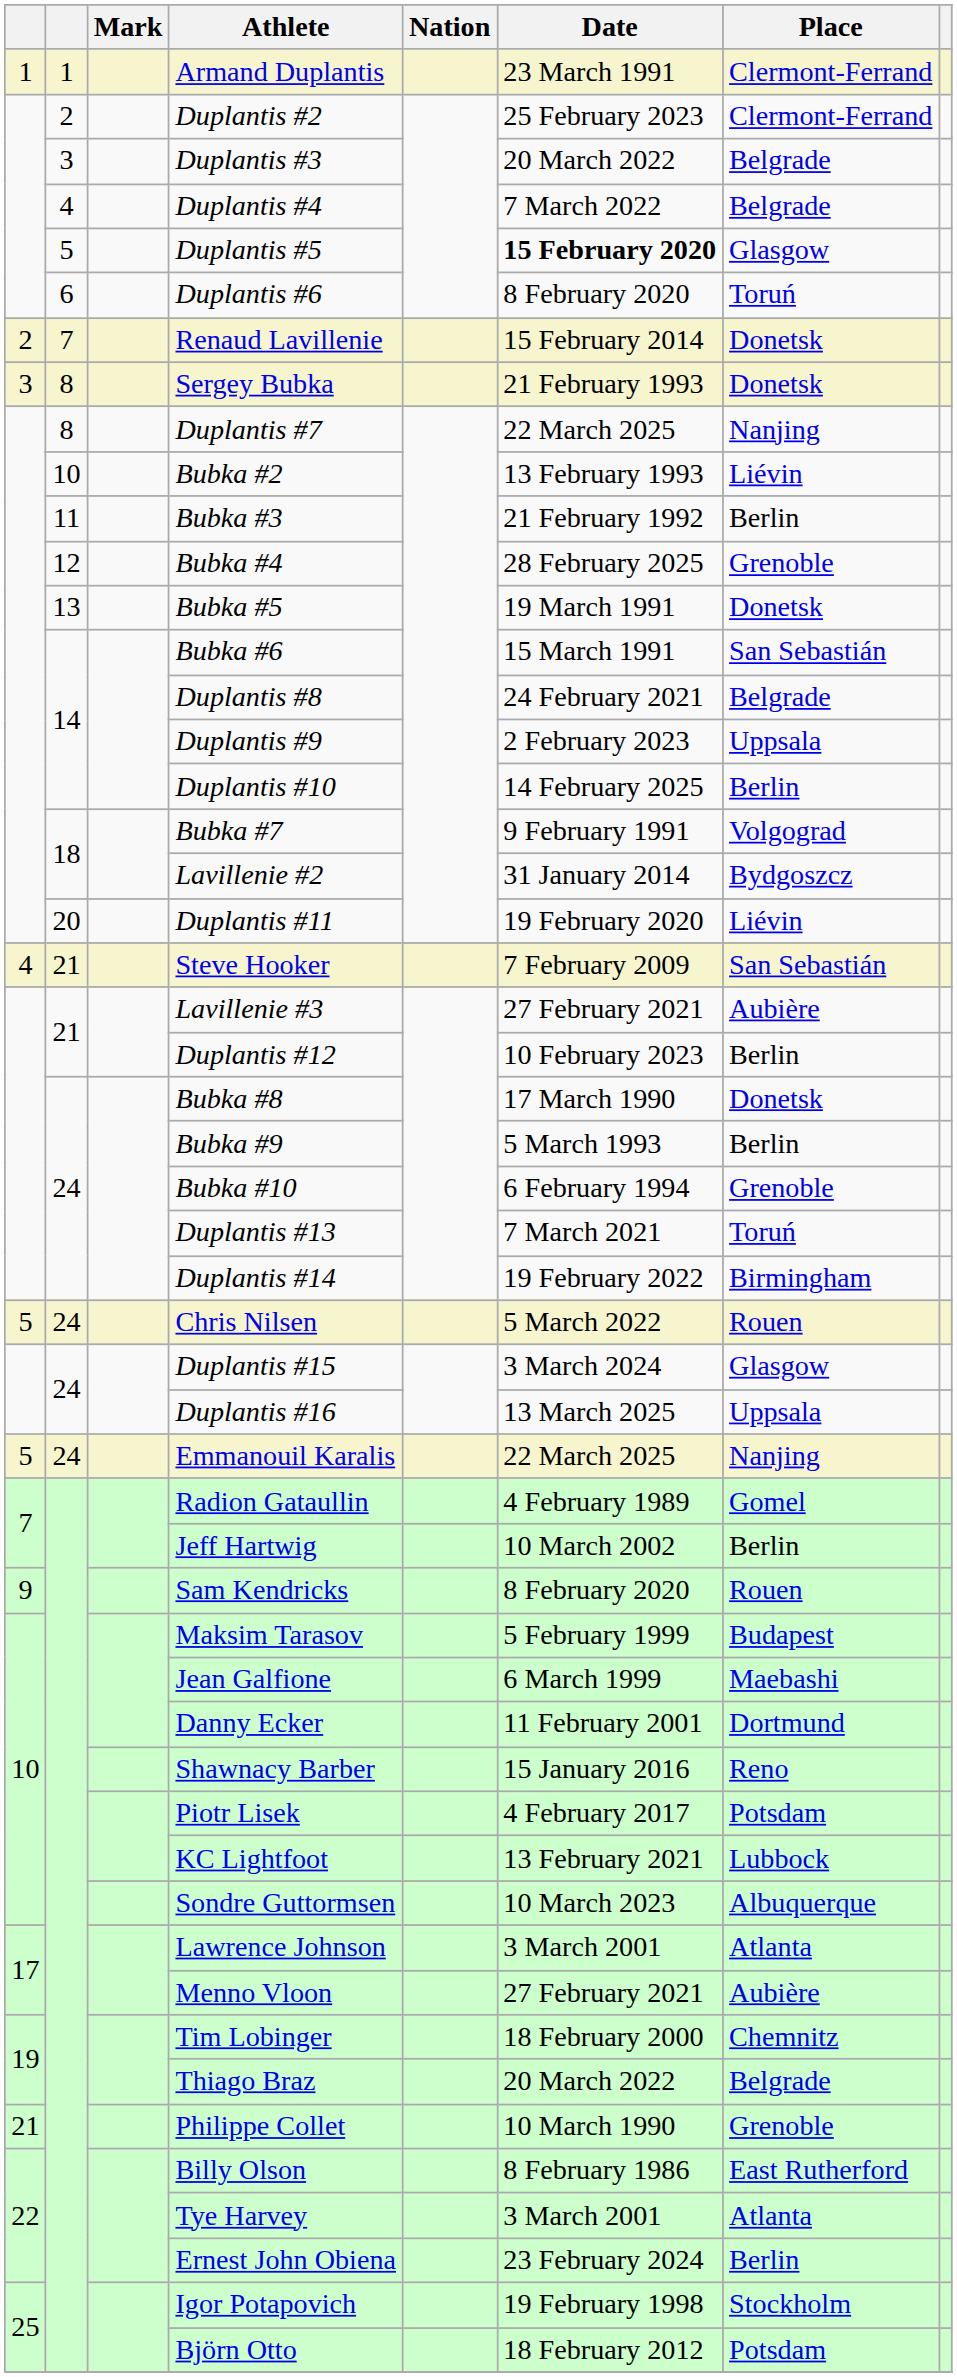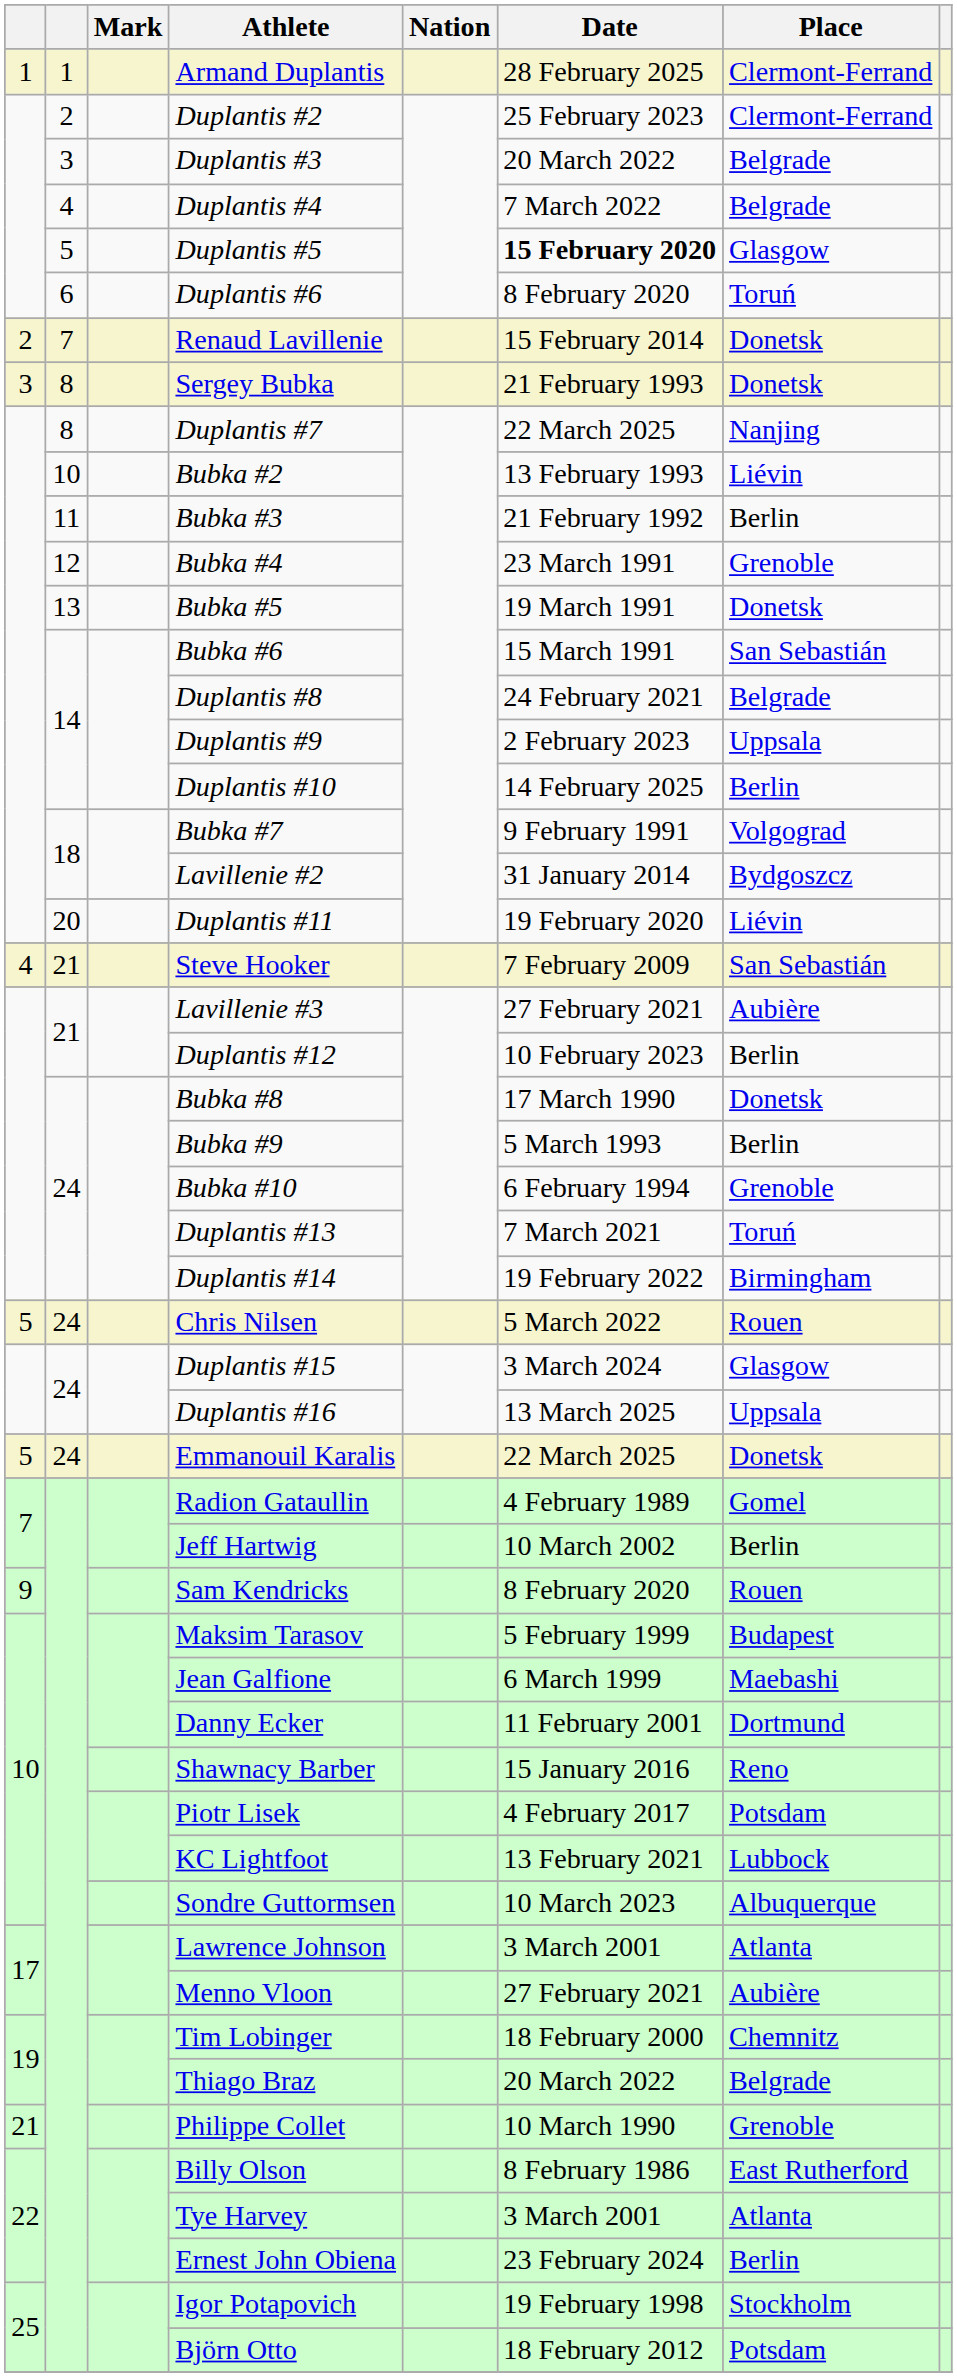(589, 71) 23 March 1991 -> (603, 71) 28 February 2025
(603, 562) 28 February 2025 -> (589, 562) 23 March 1991
(774, 1455) Nanjing -> (776, 1455) Donetsk
